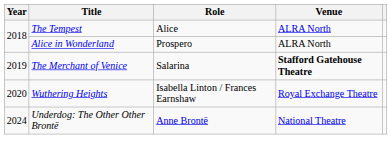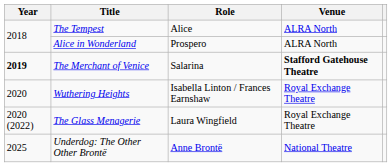(17, 66) normal -> (17, 66) bold
+ row: (97, 120)
(17, 120) 2024 -> (17, 148) 2025
